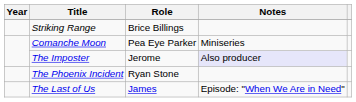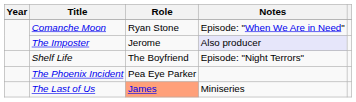- row: (64, 27)
(162, 43) Pea Eye Parker -> (153, 27) Ryan Stone
(223, 43) Miniseries -> (273, 27) Episode: "When We Are in Need"
+ row: (52, 58)
(153, 74) Ryan Stone -> (162, 74) Pea Eye Parker
(142, 89) no background -> (142, 89) lightsalmon background
(273, 89) Episode: "When We Are in Need" -> (223, 89) Miniseries
